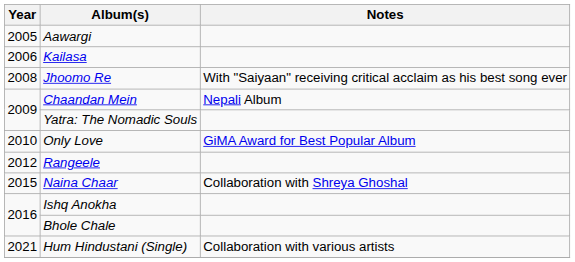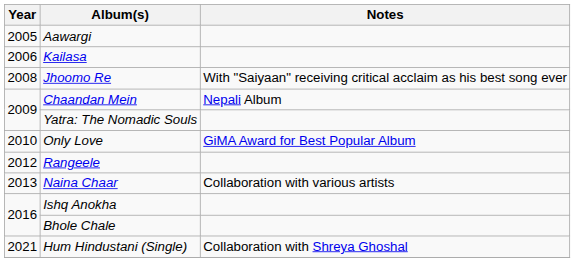(22, 183) 2015 -> (22, 183) 2013
(306, 183) Collaboration with Shreya Ghoshal -> (299, 183) Collaboration with various artists
(299, 246) Collaboration with various artists -> (306, 246) Collaboration with Shreya Ghoshal
